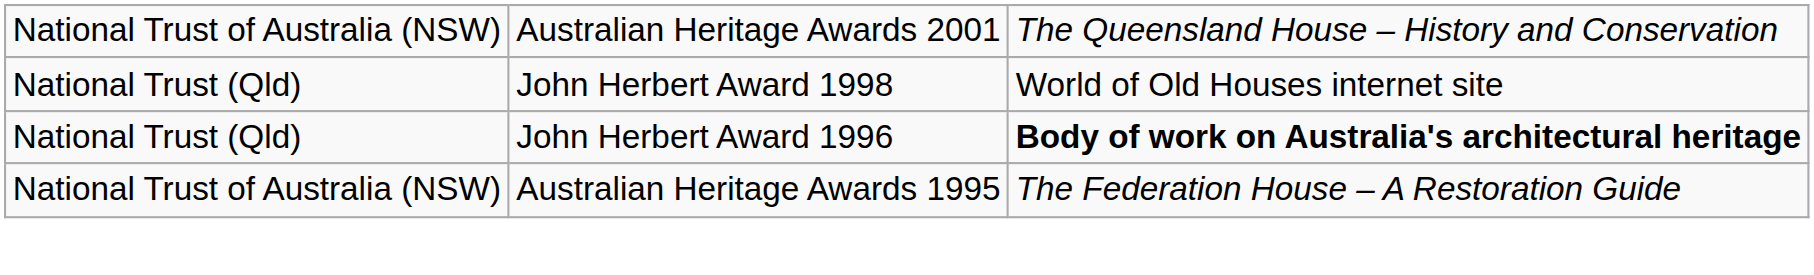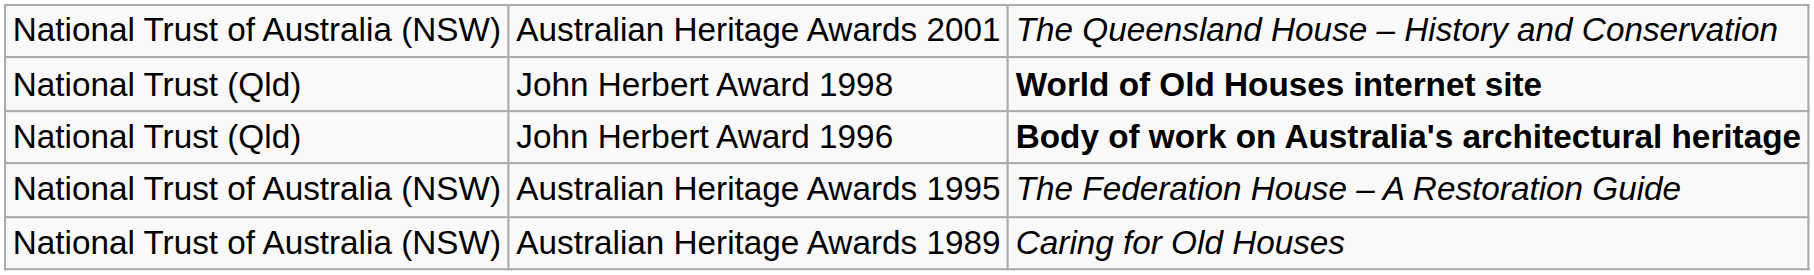(1260, 83) normal -> (1279, 83) bold
+ row: (758, 242)
